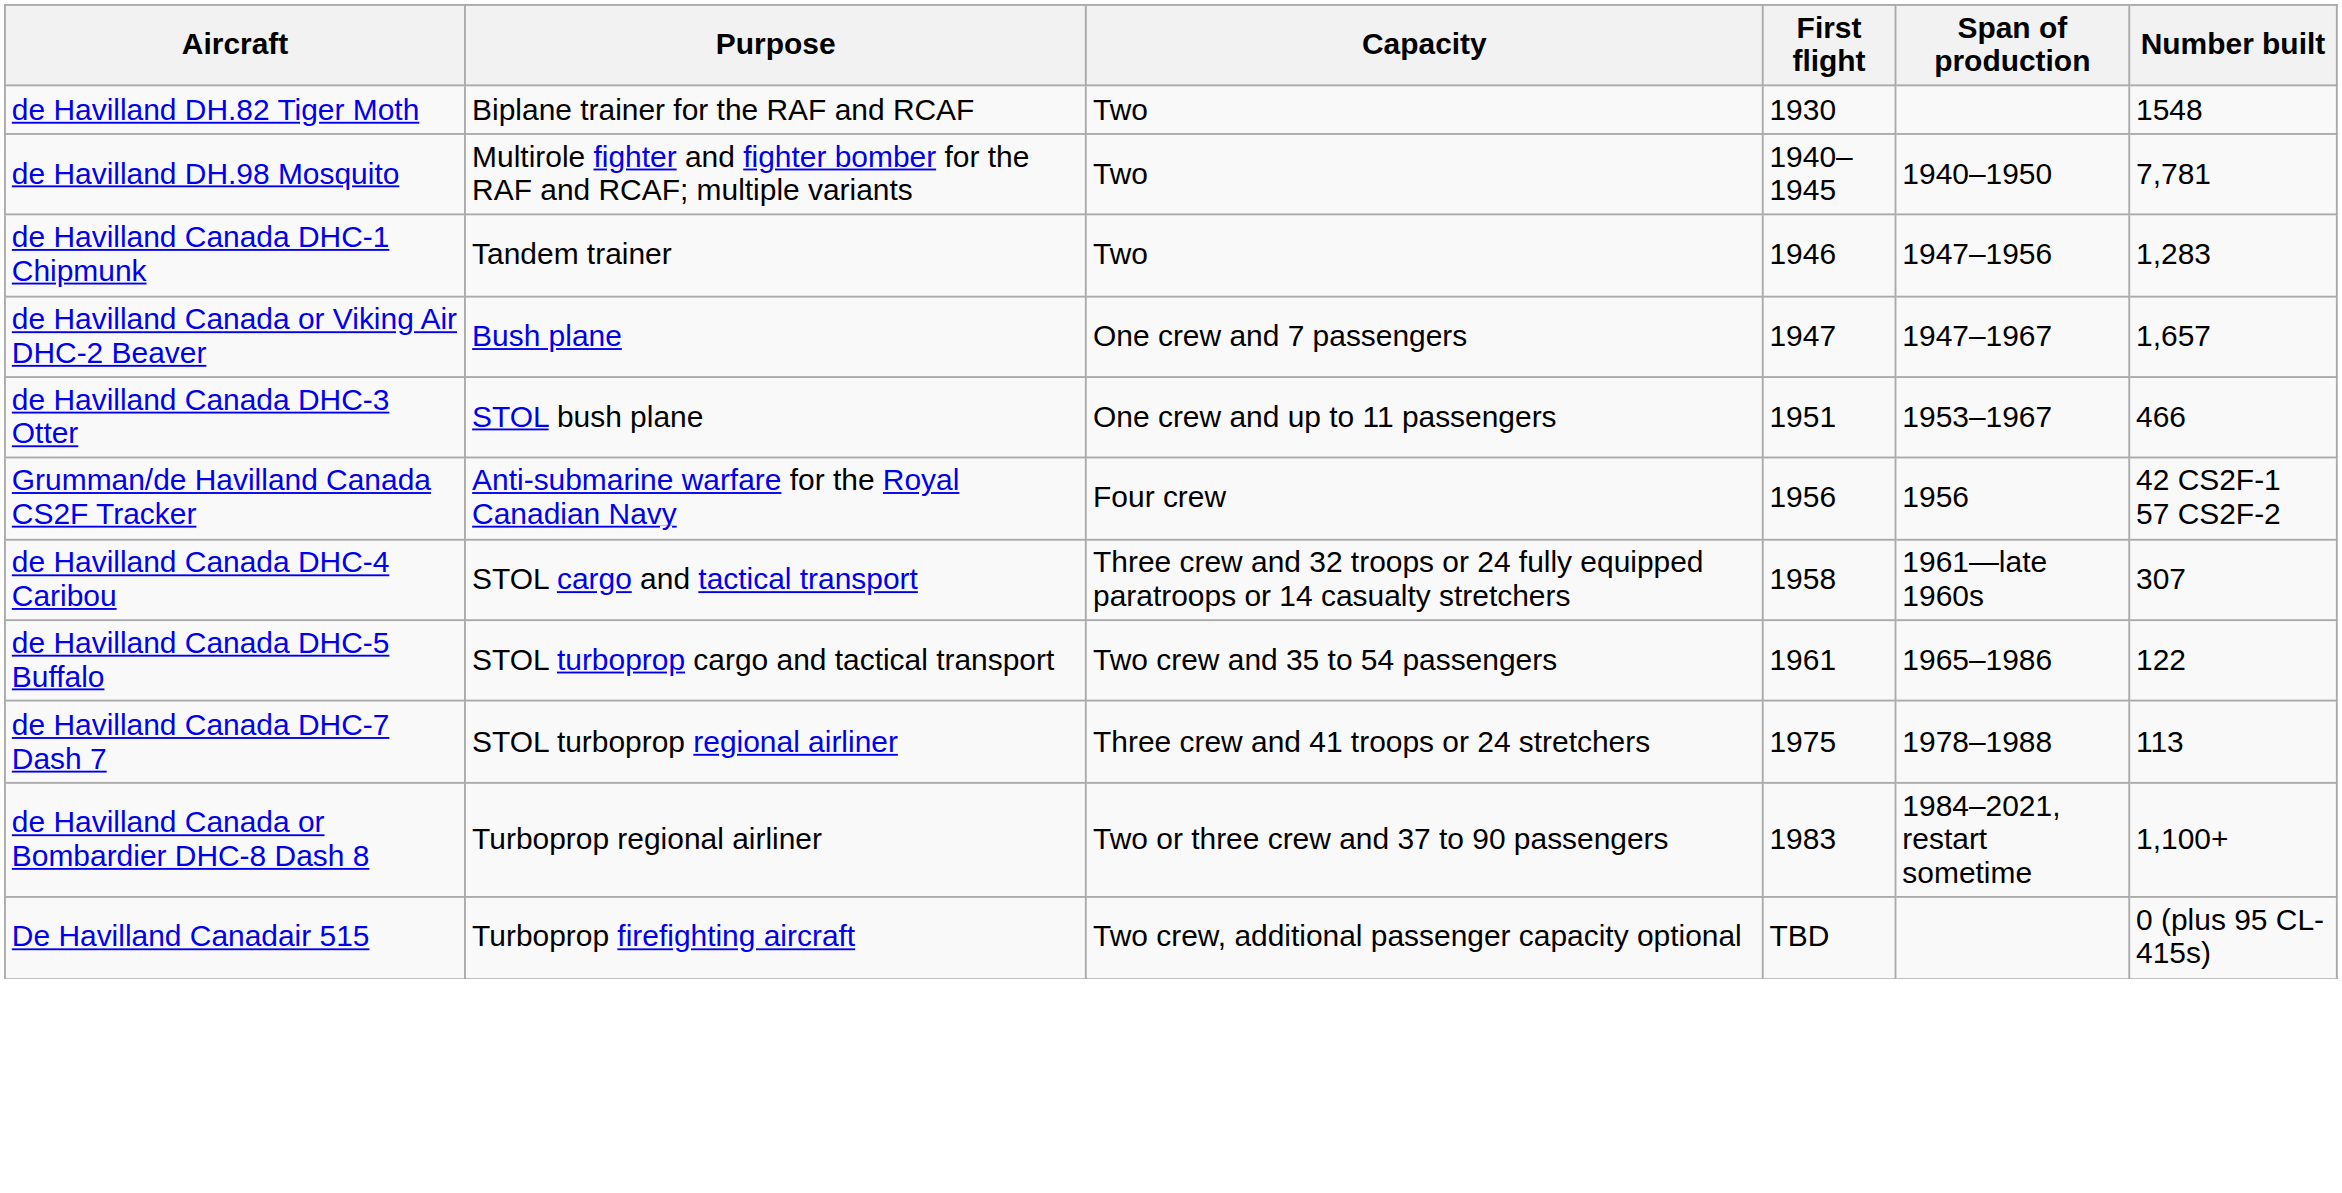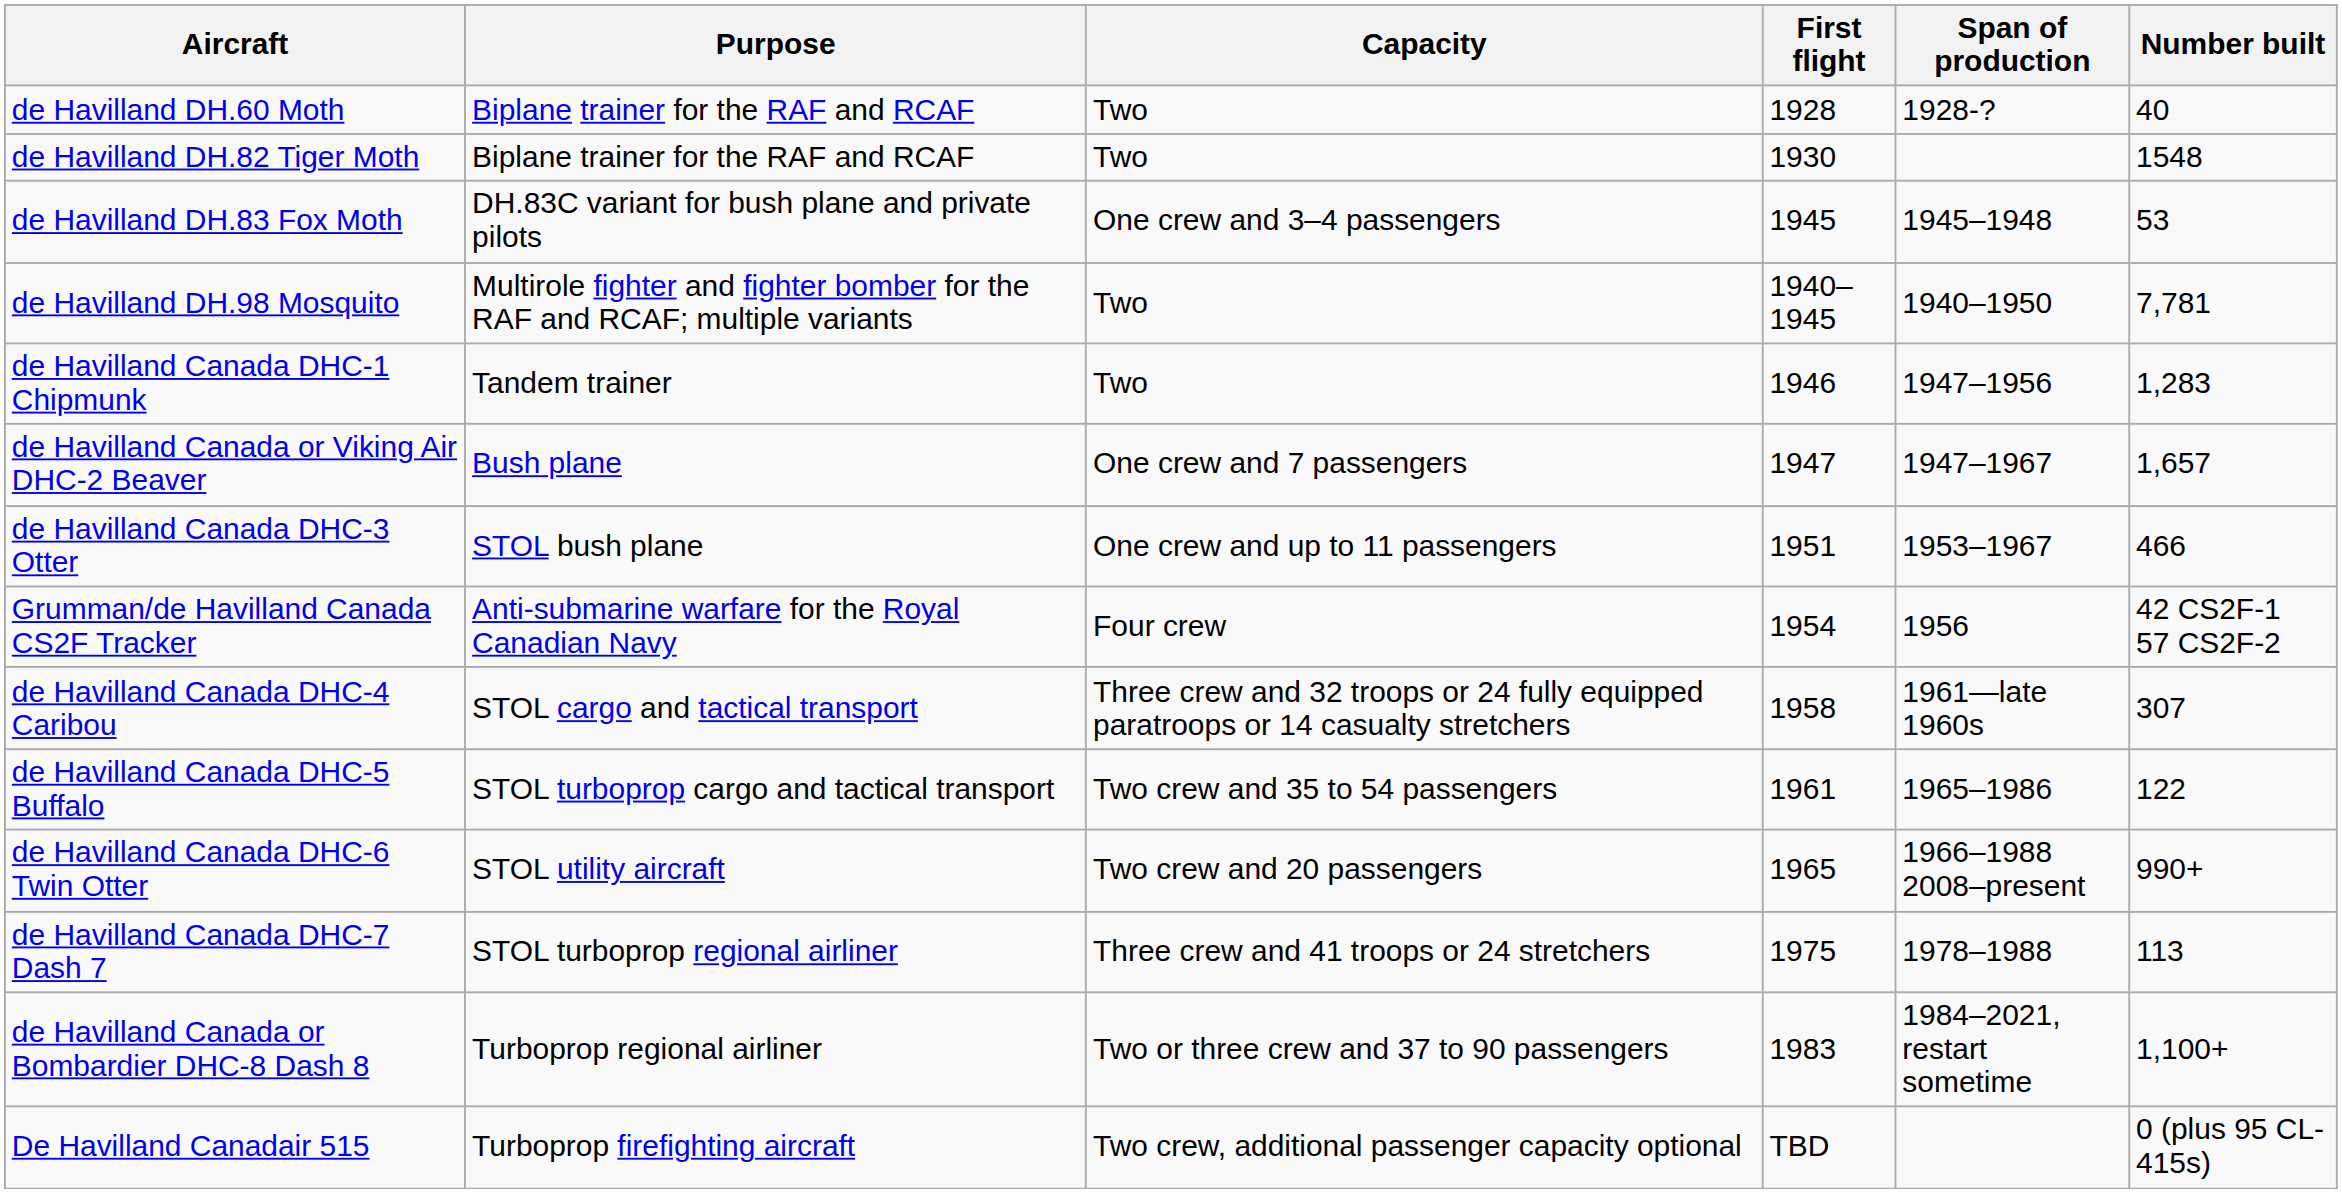+ row: (178, 109)
+ row: (207, 221)
(1803, 498) 1956 -> (1803, 626) 1954
+ row: (201, 869)
